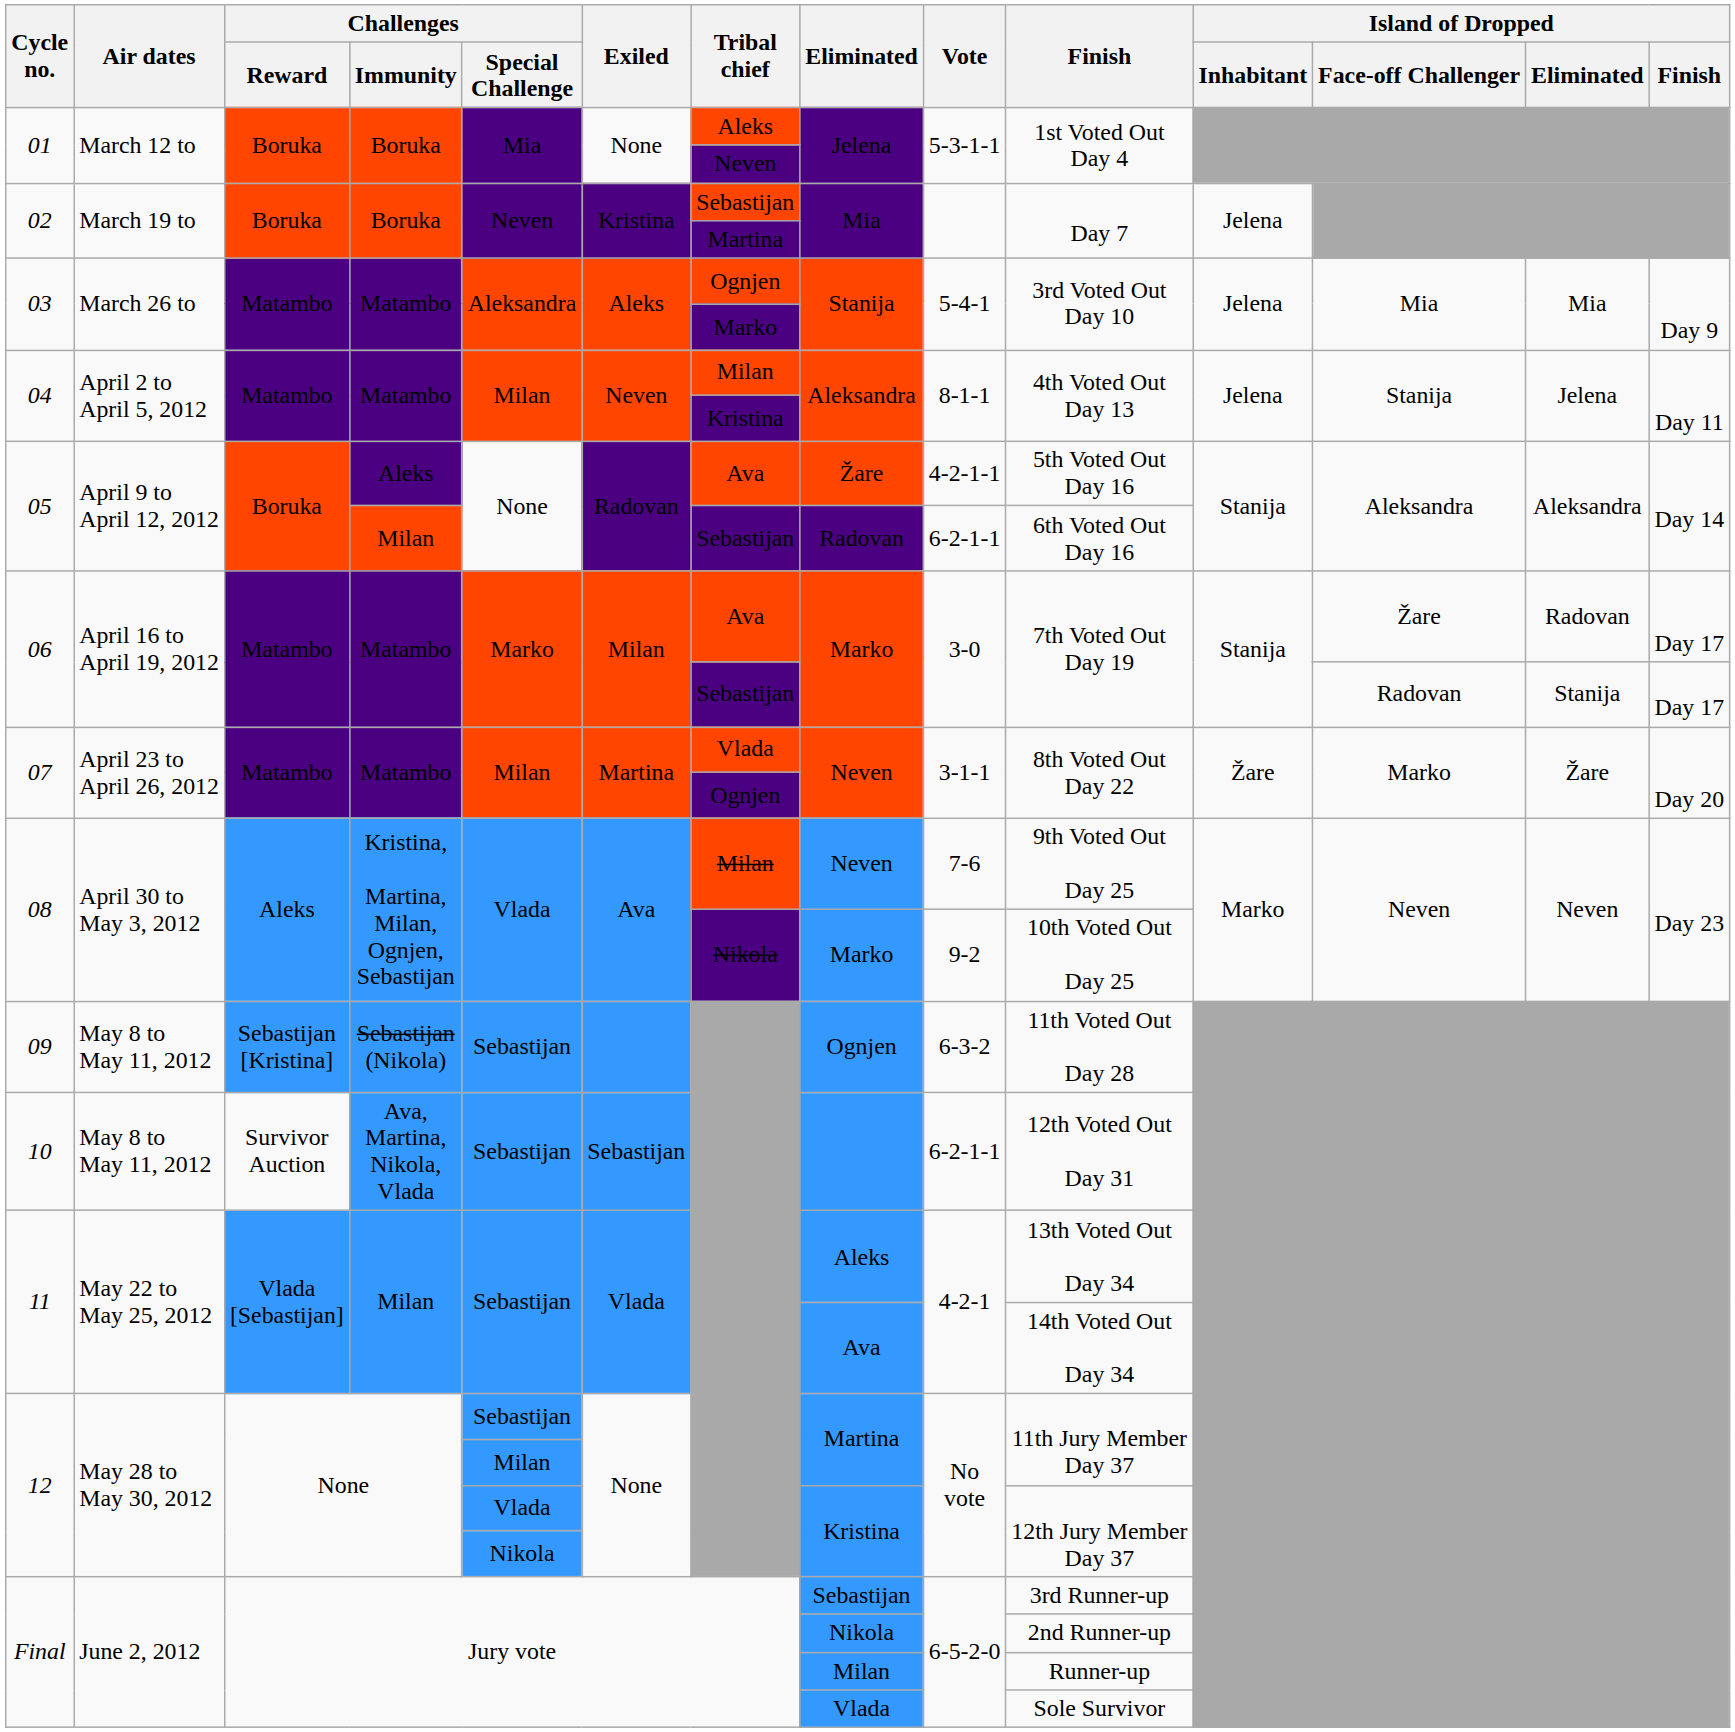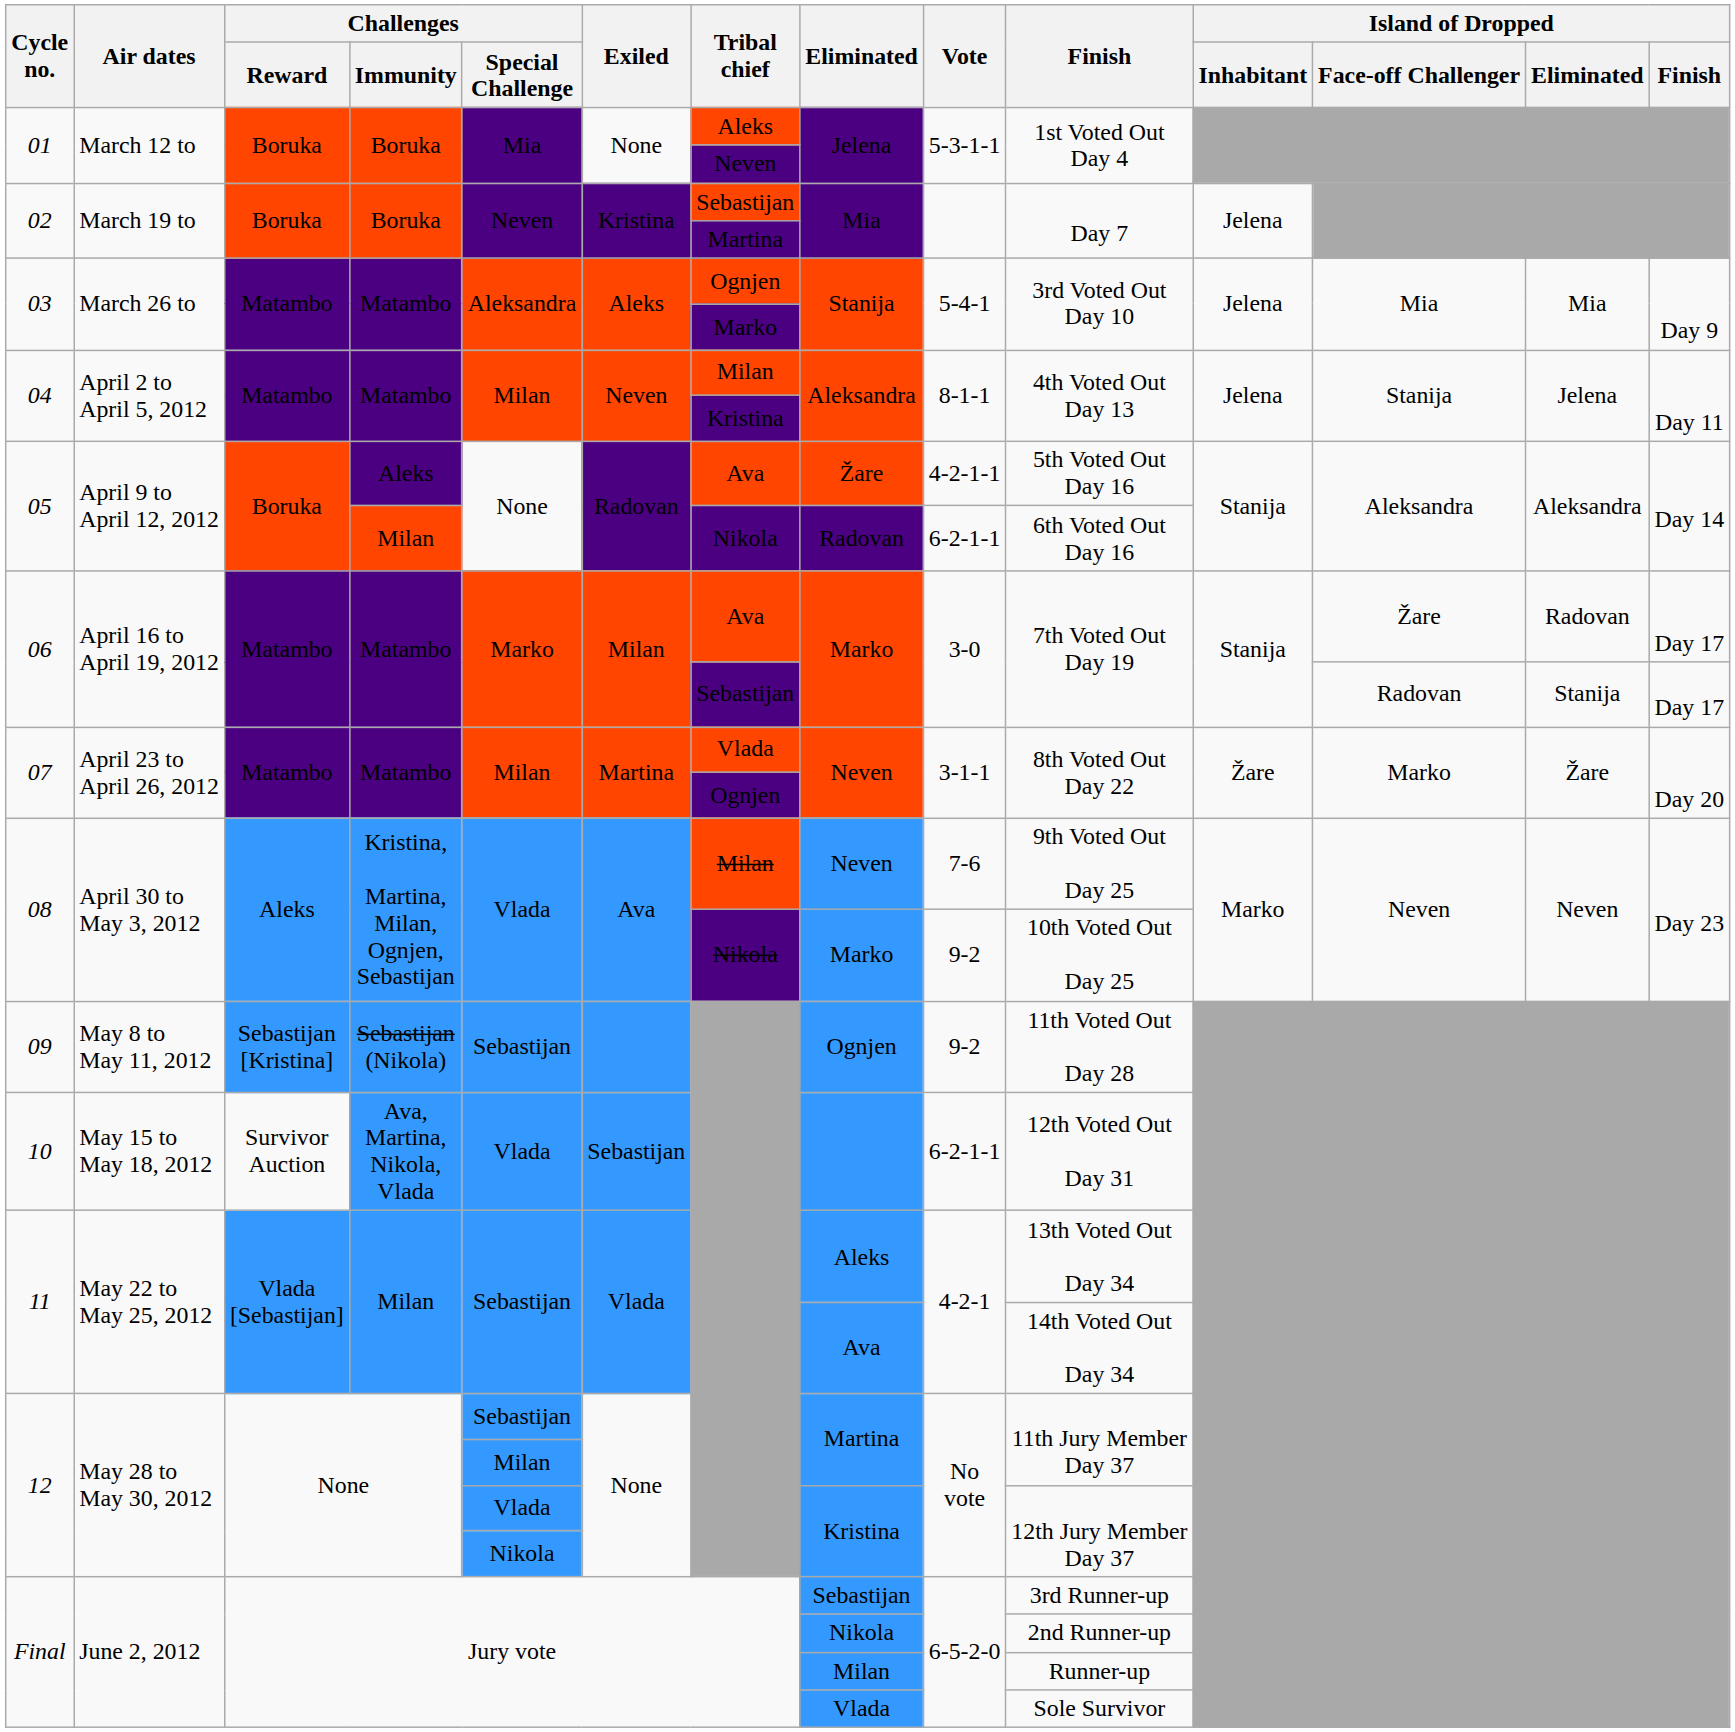(745, 538) Sebastijan -> (745, 538) Nikola
(965, 1046) 6-3-2 -> (965, 1046) 9-2
(145, 1151) May 8 to May 11, 2012 -> (146, 1151) May 15 to May 18, 2012
(522, 1151) Sebastijan -> (522, 1151) Vlada
